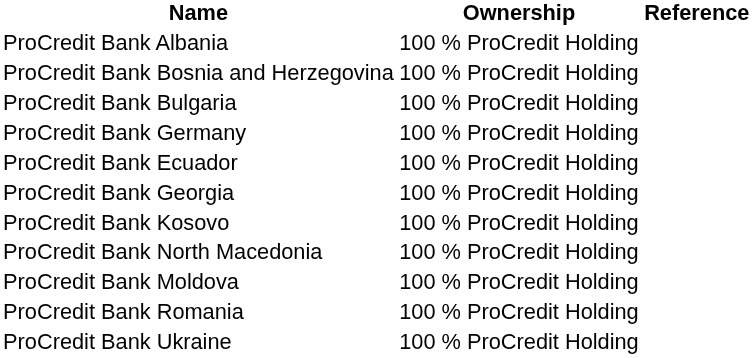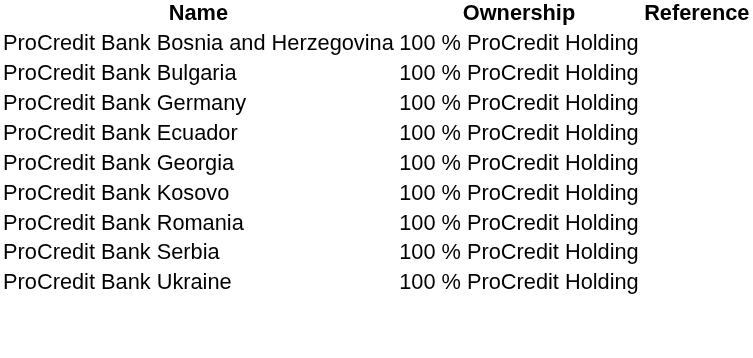- row: (116, 43)
- row: (163, 252)
- row: (121, 282)
+ row: (111, 252)
